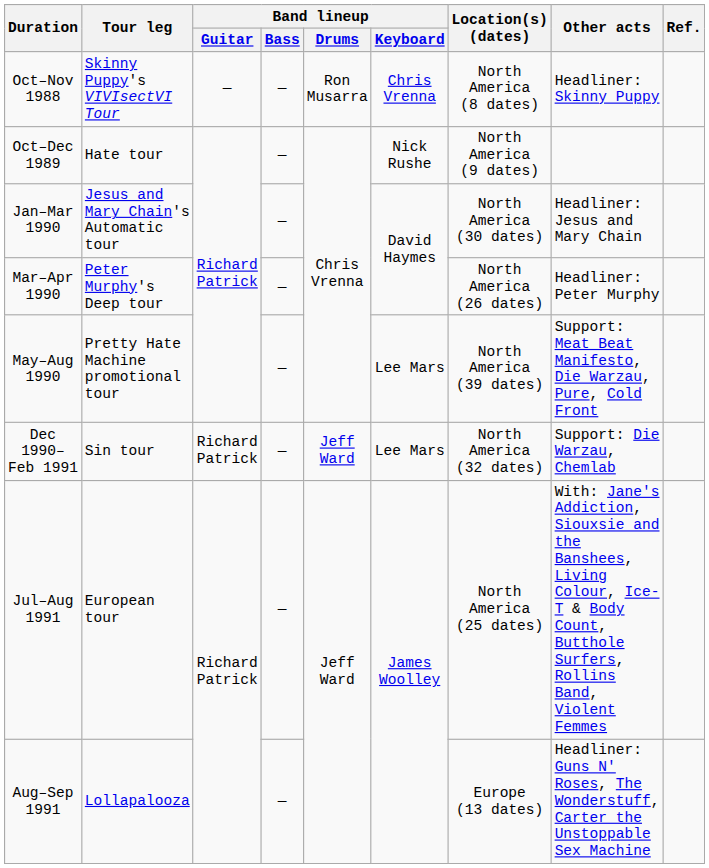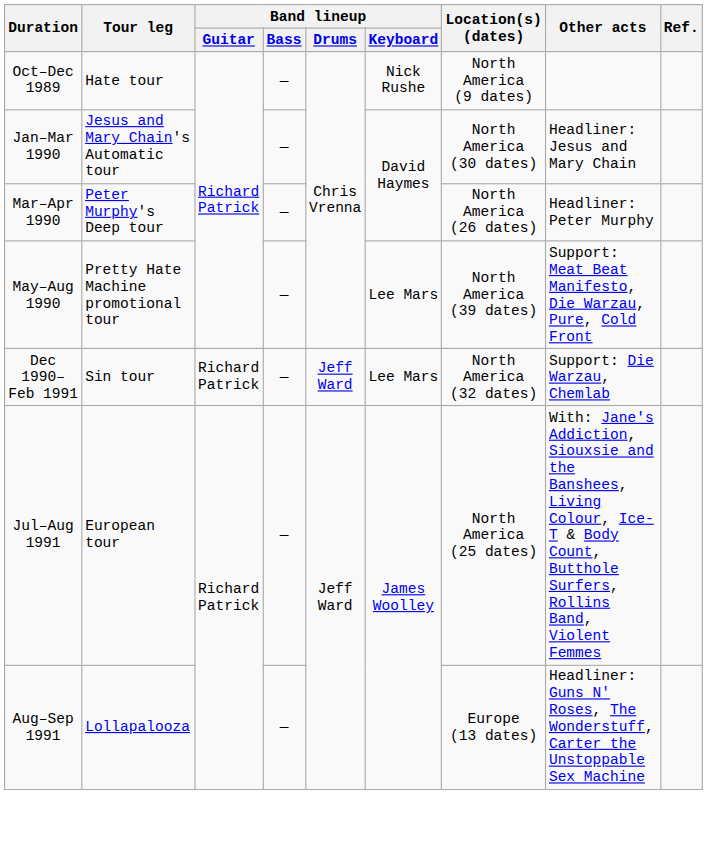- row: (43, 89)
